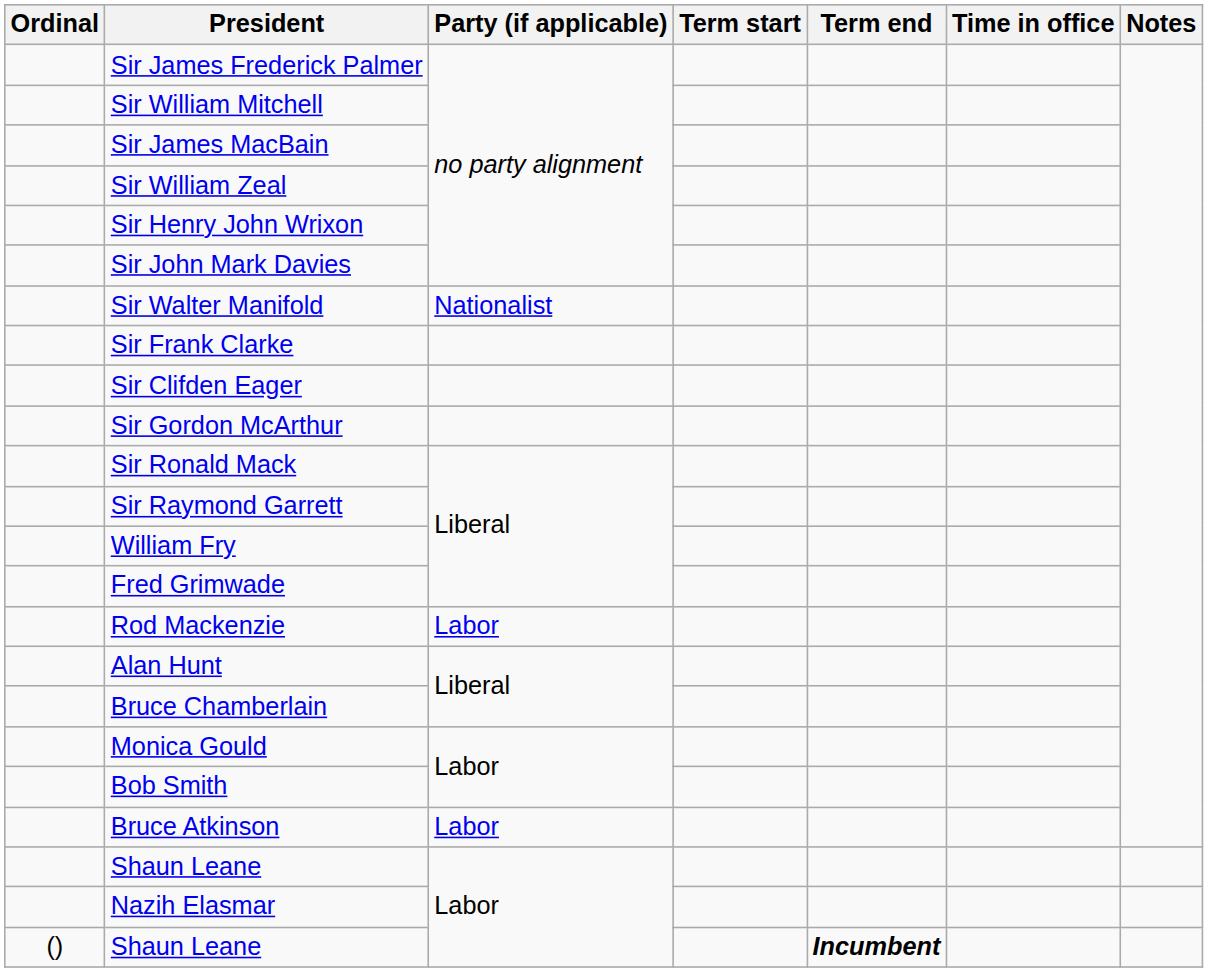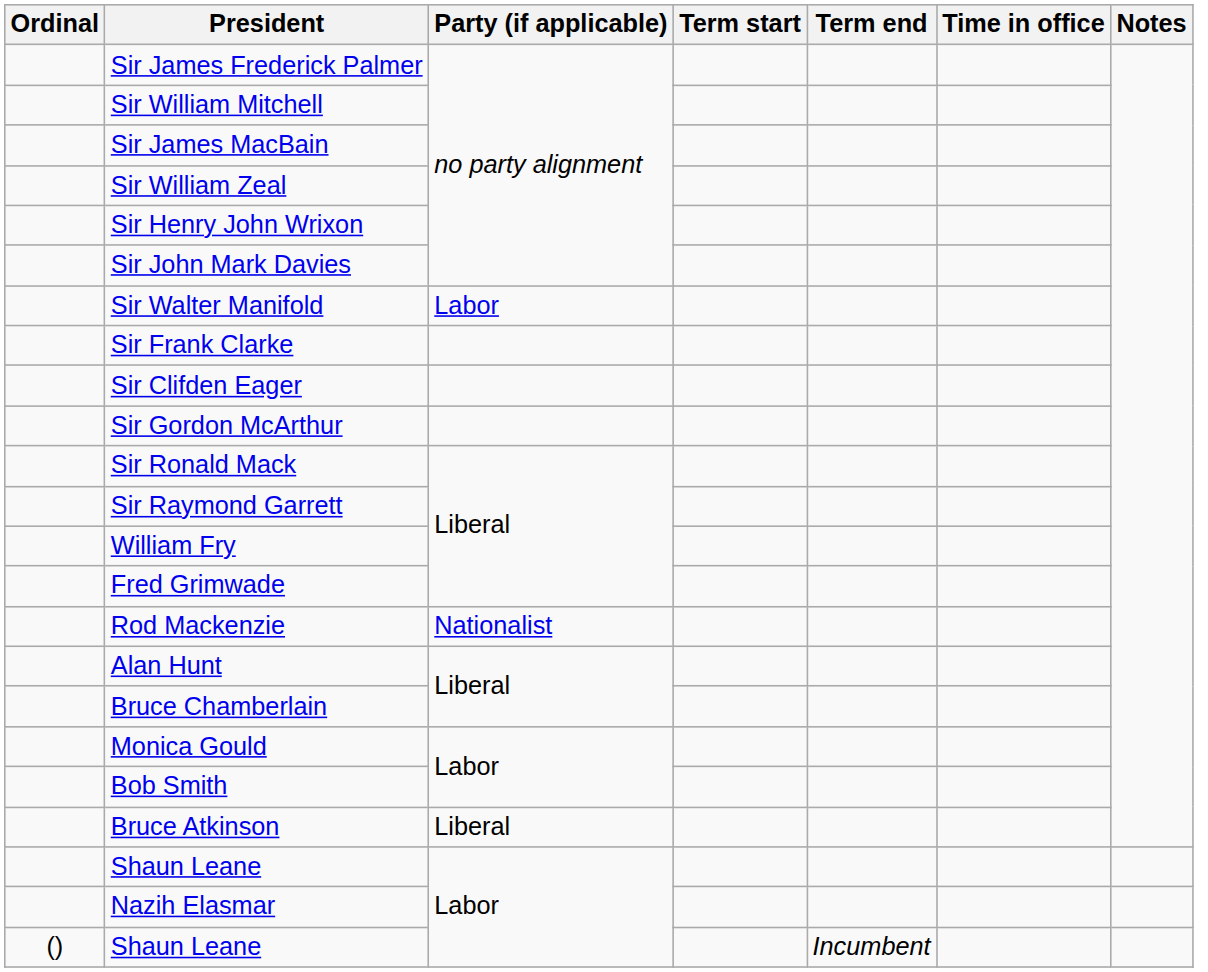(493, 305) Nationalist -> (467, 305) Labor
(467, 625) Labor -> (493, 625) Nationalist
(467, 826) Labor -> (472, 826) Liberal
(876, 946) bold -> (872, 946) normal
